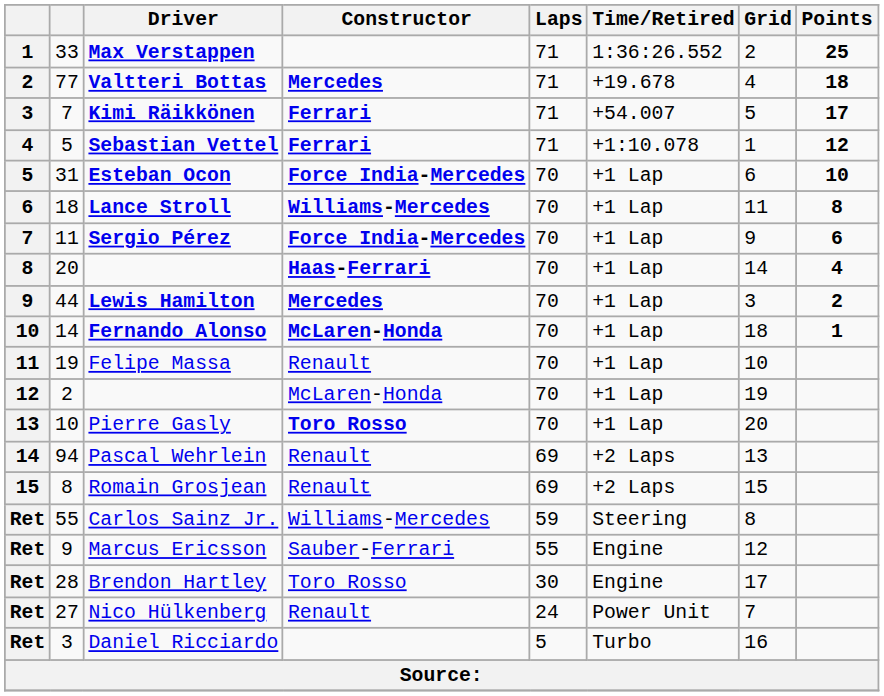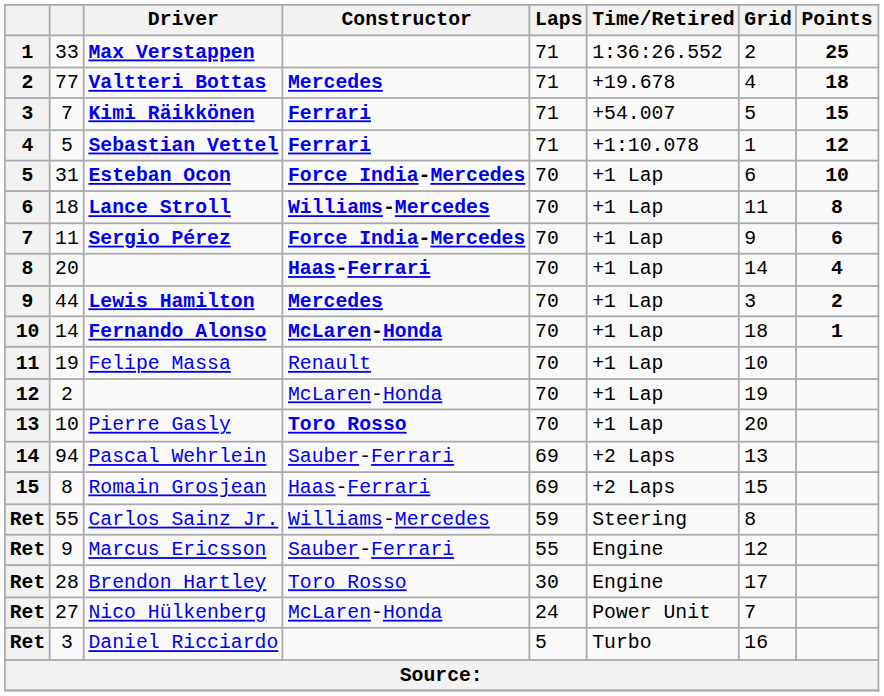(837, 114) 17 -> (837, 114) 15
(330, 457) Renault -> (371, 457) Sauber-Ferrari
(330, 488) Renault -> (359, 488) Haas-Ferrari
(330, 613) Renault -> (365, 613) McLaren-Honda
